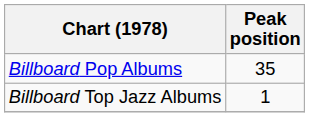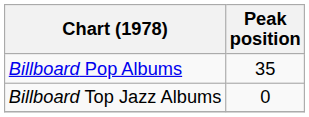(265, 97) 1 -> (265, 97) 0
